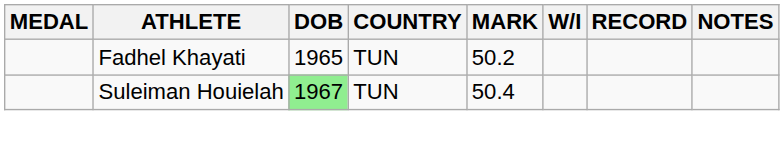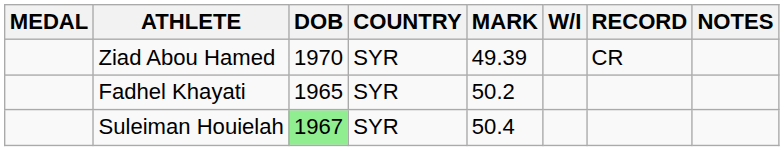+ row: (187, 57)
(376, 57) TUN -> (376, 92) SYR
(376, 92) TUN -> (376, 127) SYR
